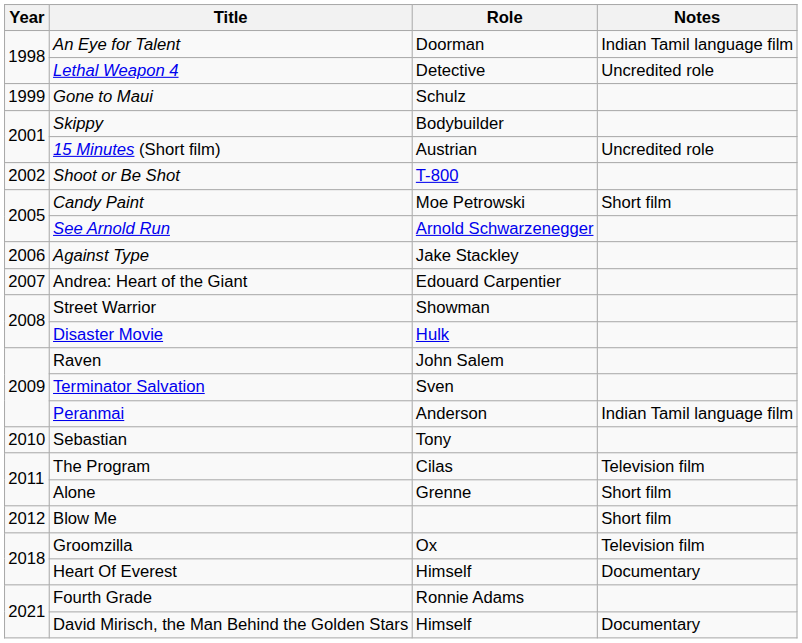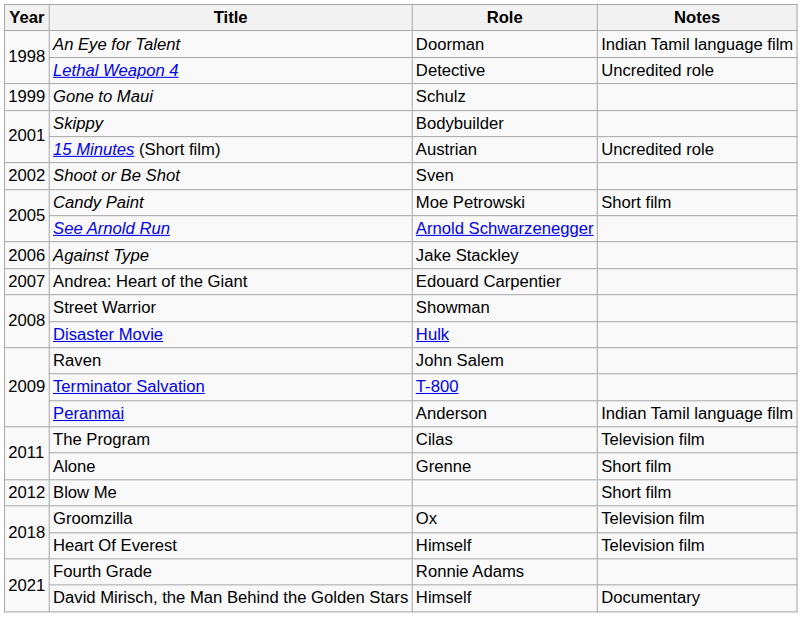(437, 176) T-800 -> (435, 176) Sven
(435, 387) Sven -> (437, 387) T-800
- row: (90, 439)
(651, 571) Documentary -> (653, 545) Television film
